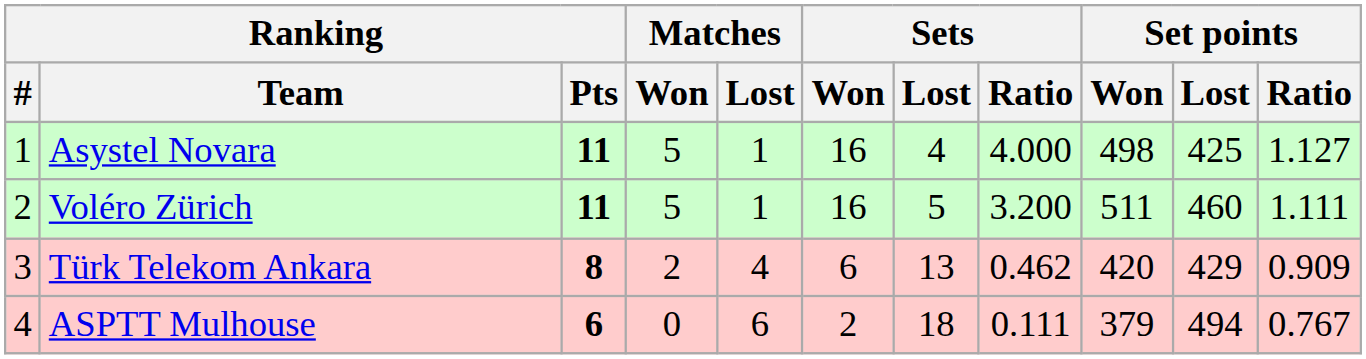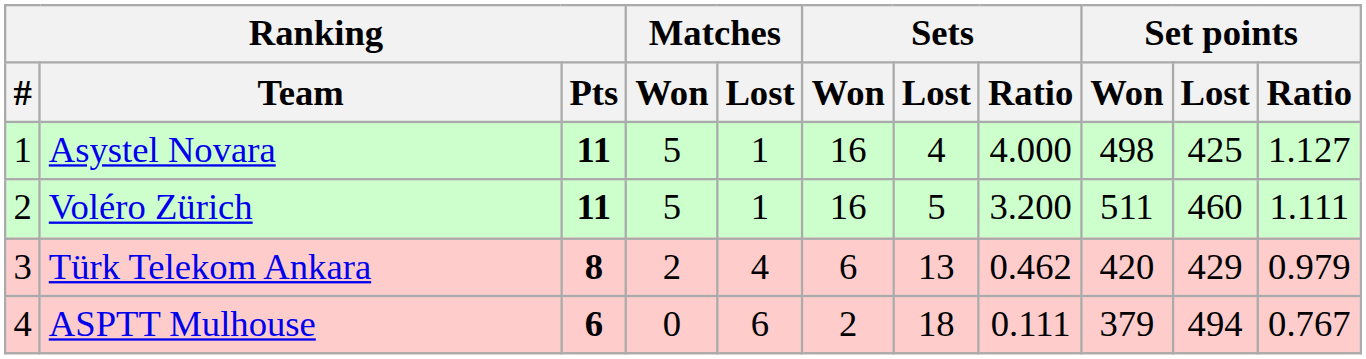(1309, 265) 0.909 -> (1309, 265) 0.979
